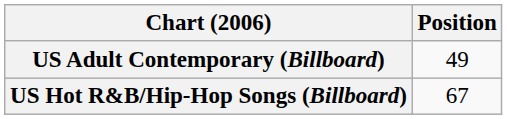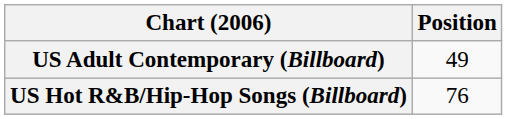(457, 95) 67 -> (457, 95) 76
